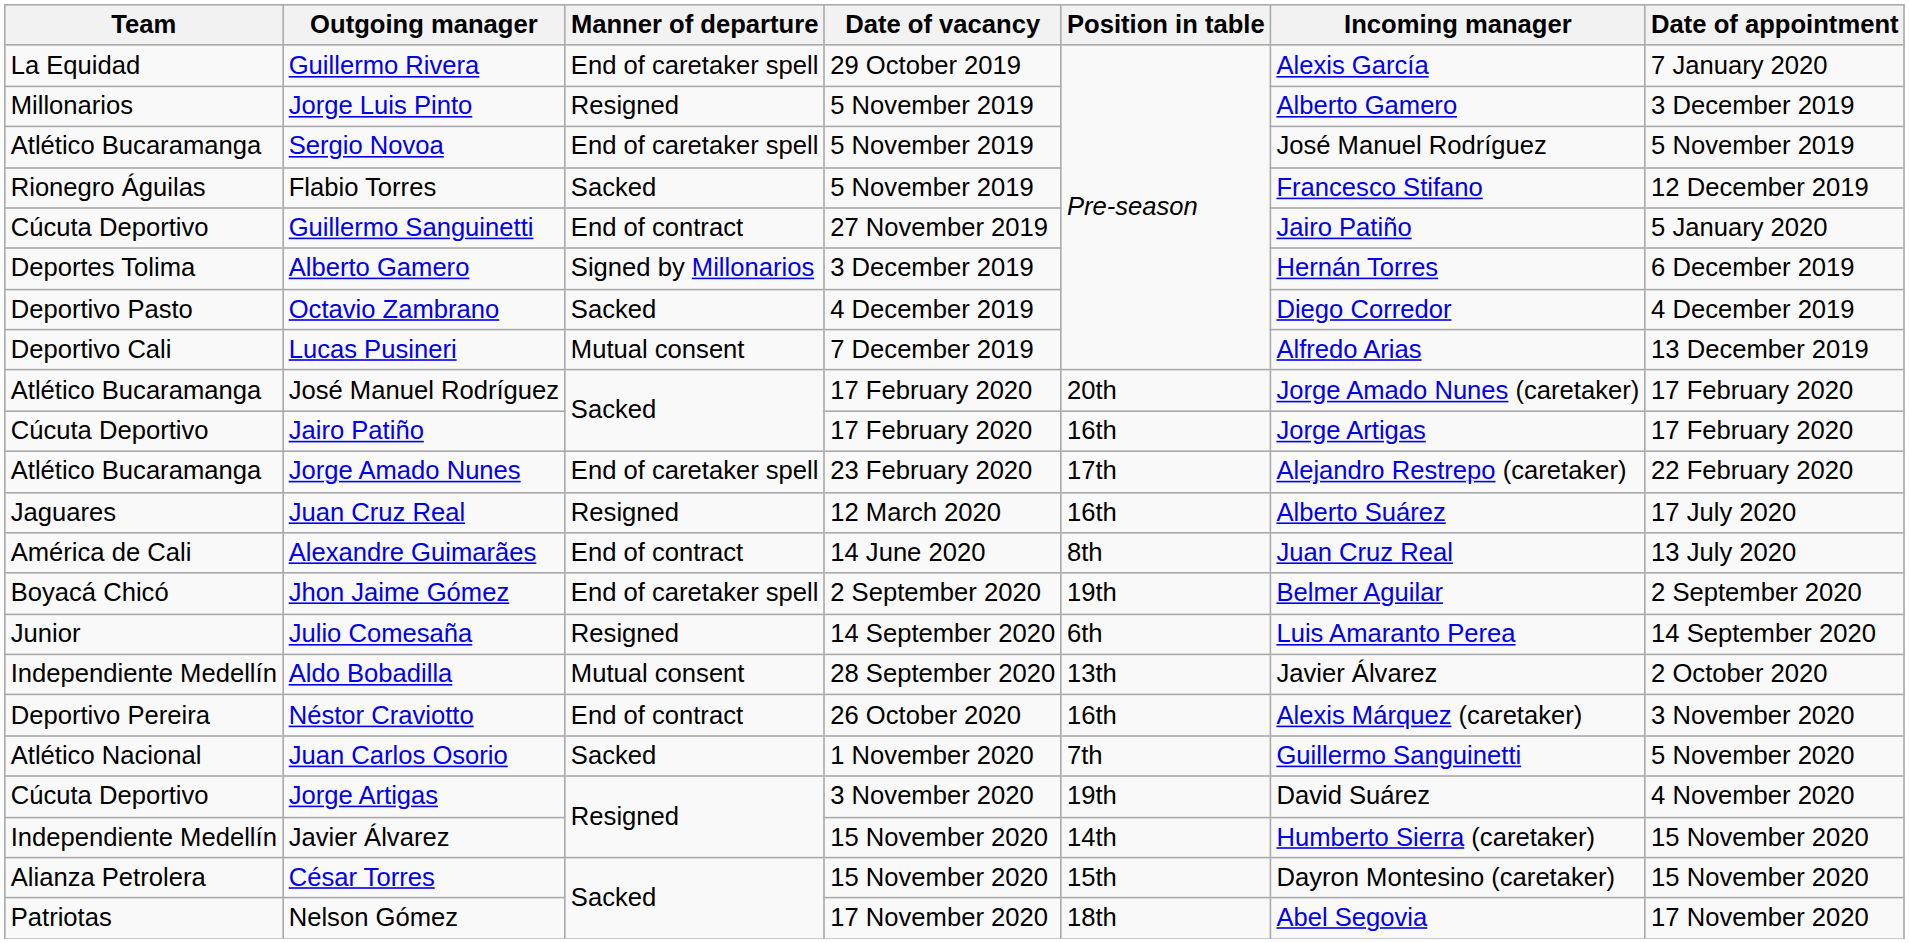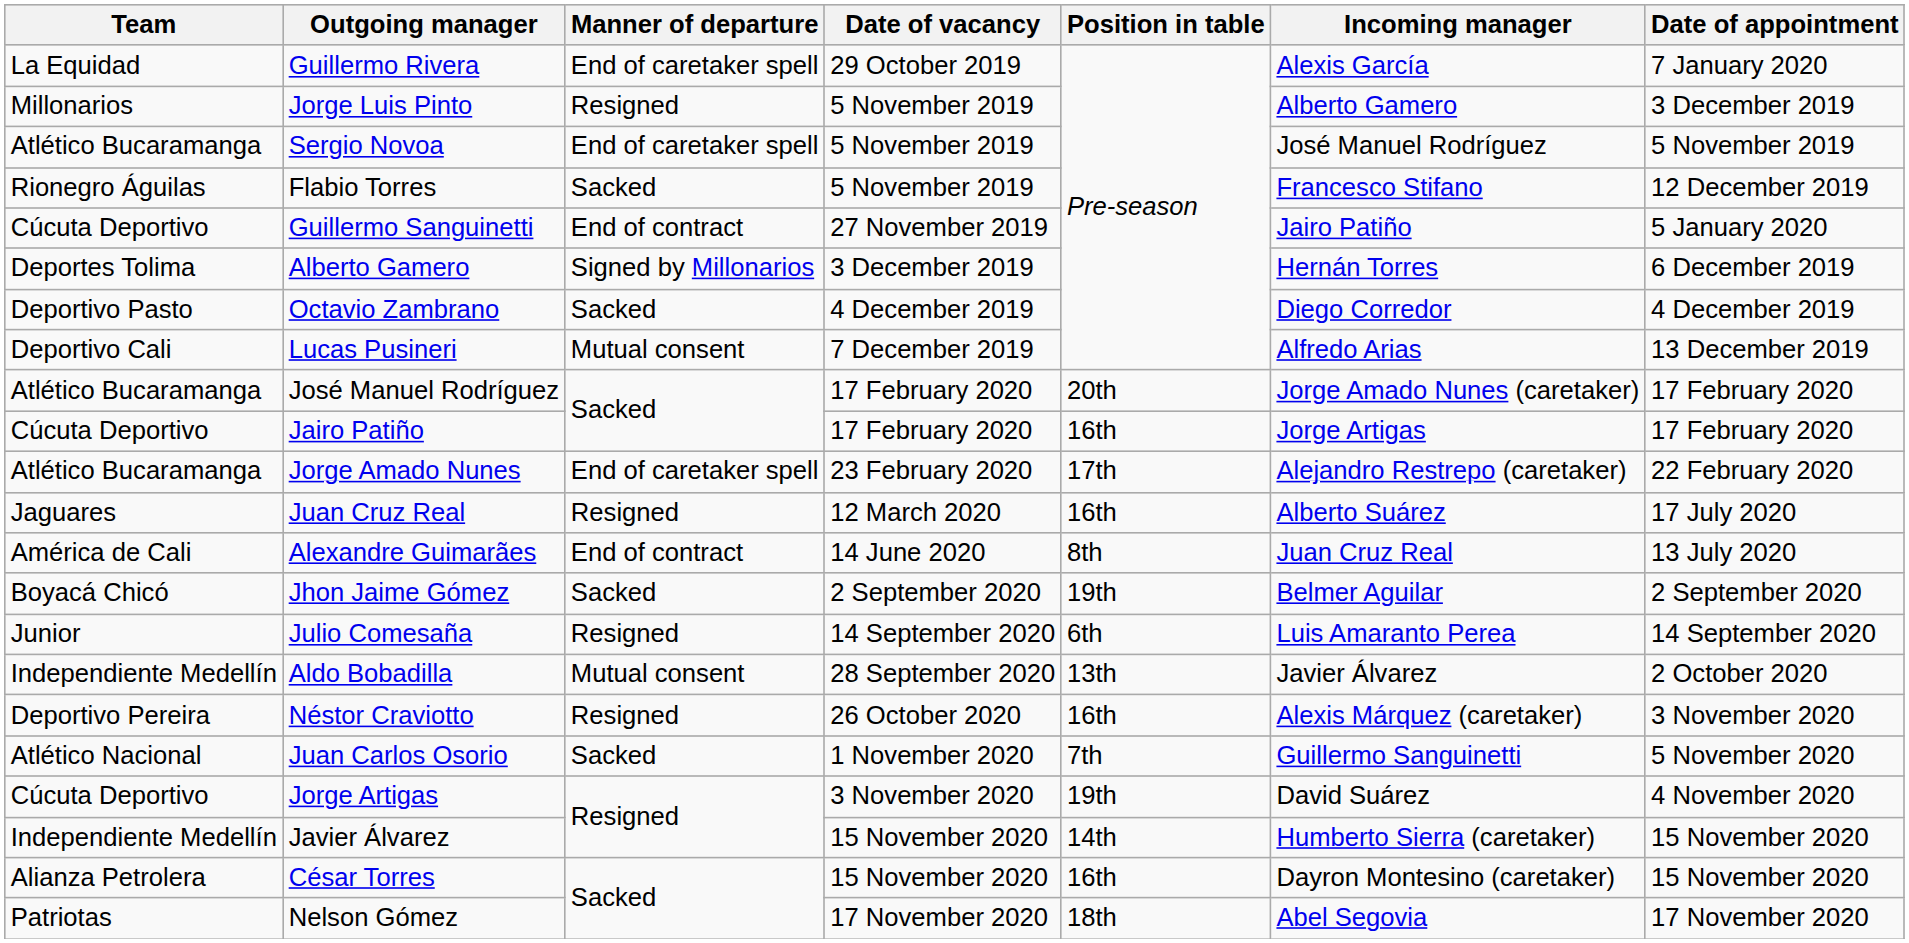(695, 593) End of caretaker spell -> (614, 593) Sacked
(657, 715) End of contract -> (625, 715) Resigned
(1092, 877) 15th -> (1092, 877) 16th
